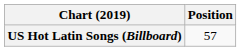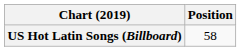(210, 35) 57 -> (210, 35) 58
